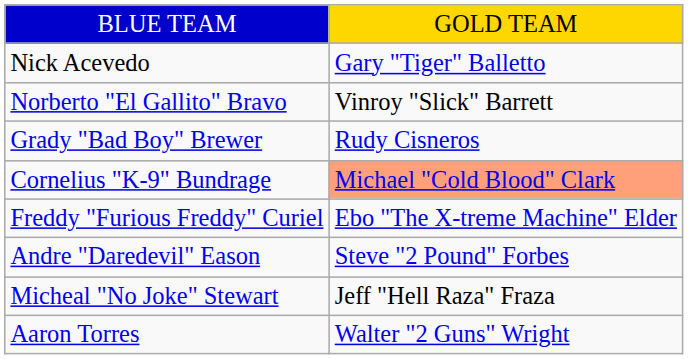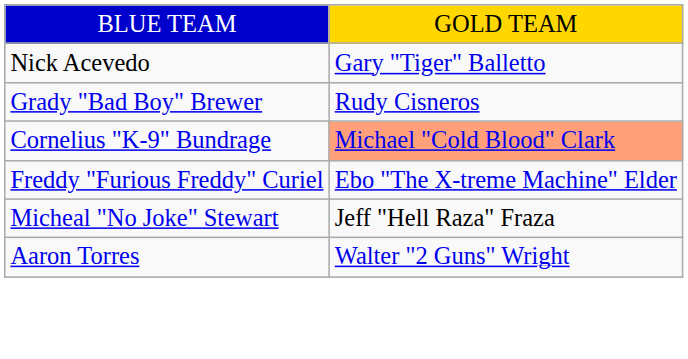- row: (149, 101)
- row: (135, 256)
